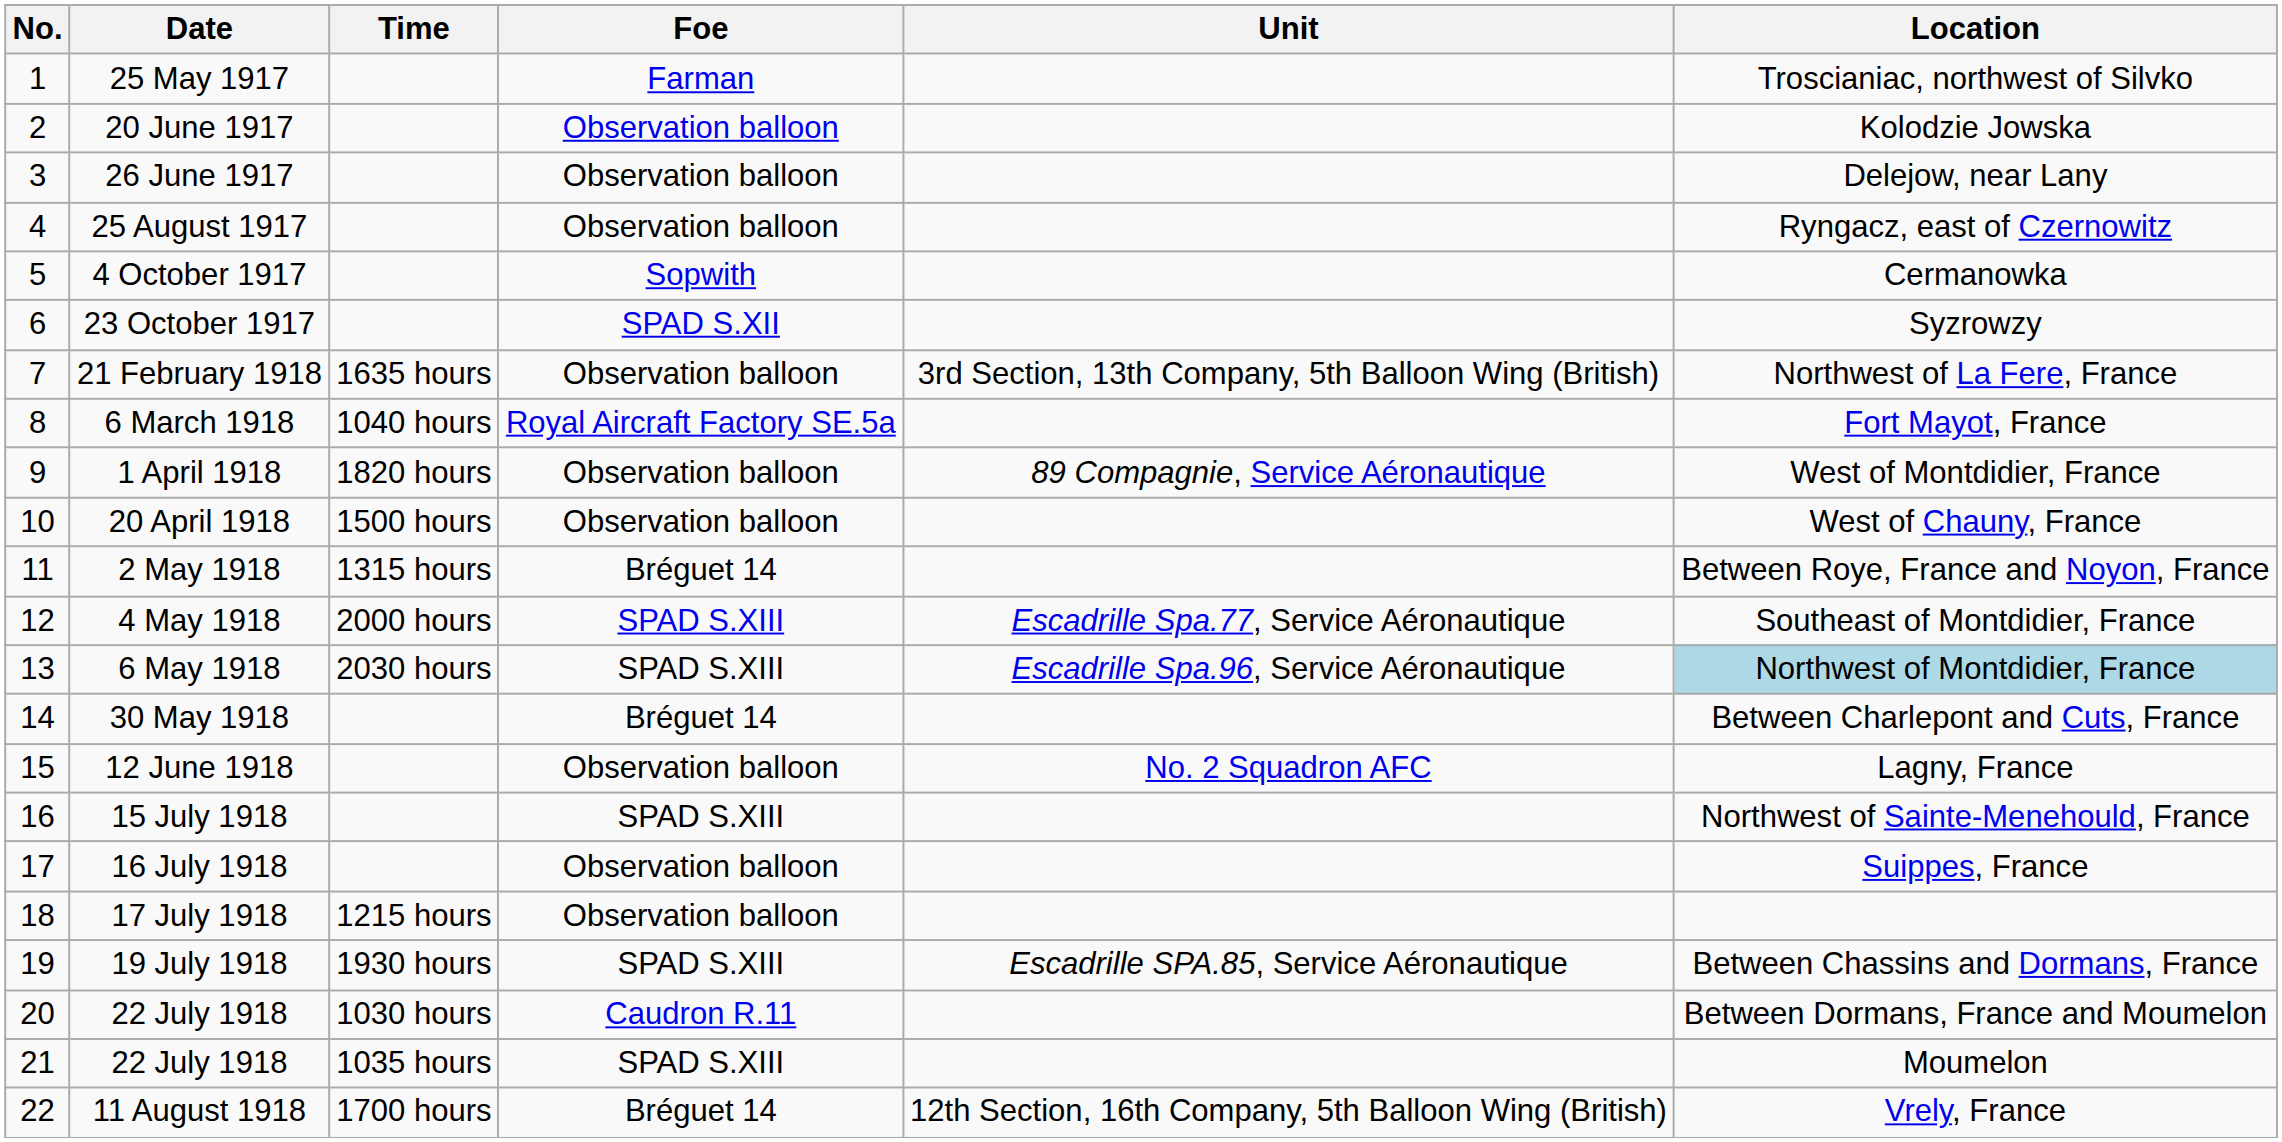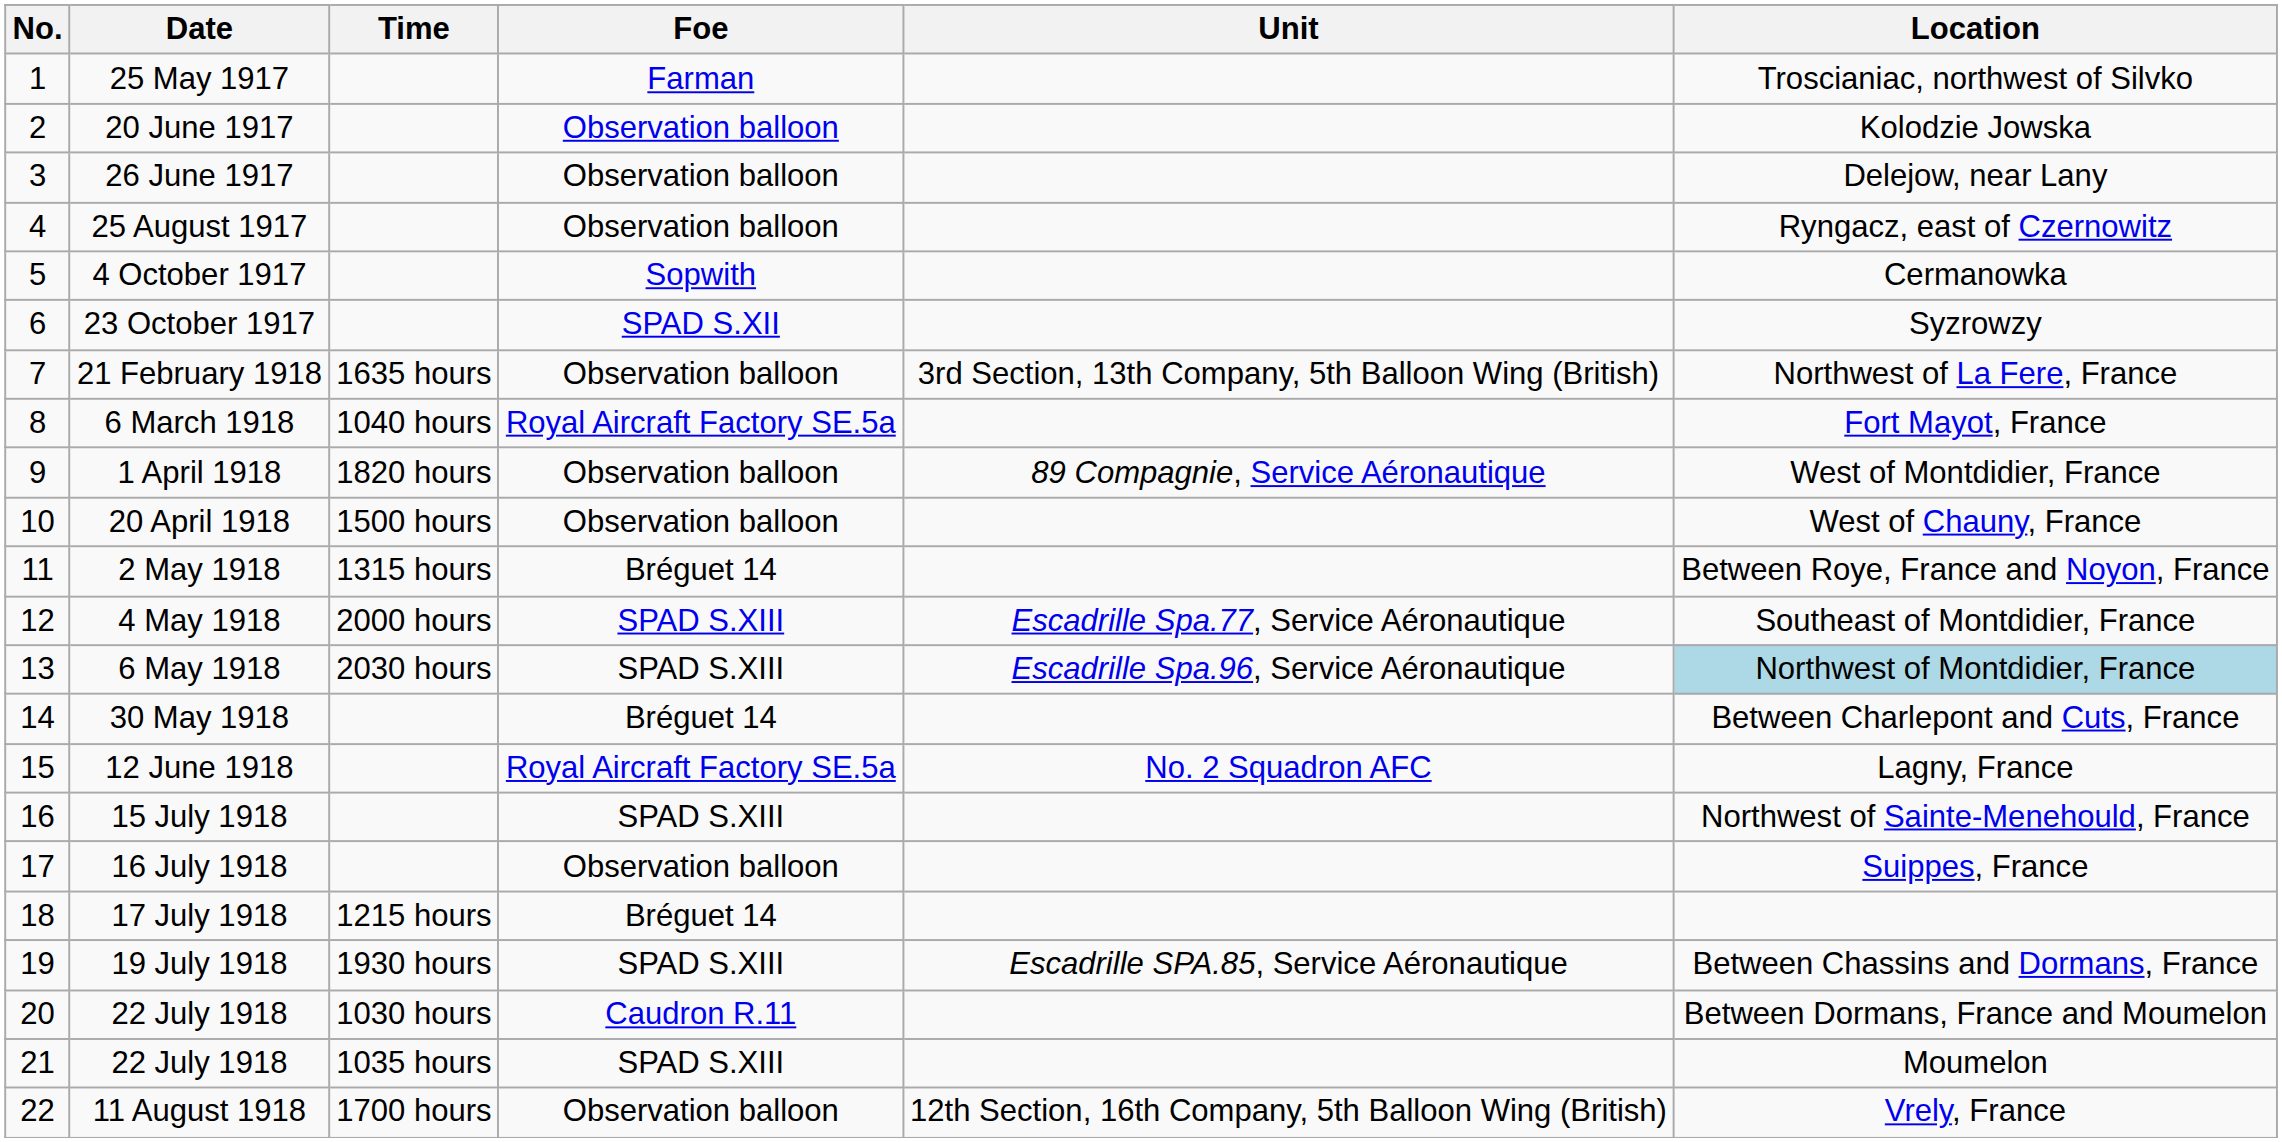(701, 767) Observation balloon -> (701, 767) Royal Aircraft Factory SE.5a
(701, 915) Observation balloon -> (701, 915) Bréguet 14
(701, 1112) Bréguet 14 -> (701, 1112) Observation balloon
